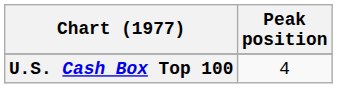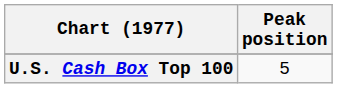(285, 69) 4 -> (285, 69) 5
